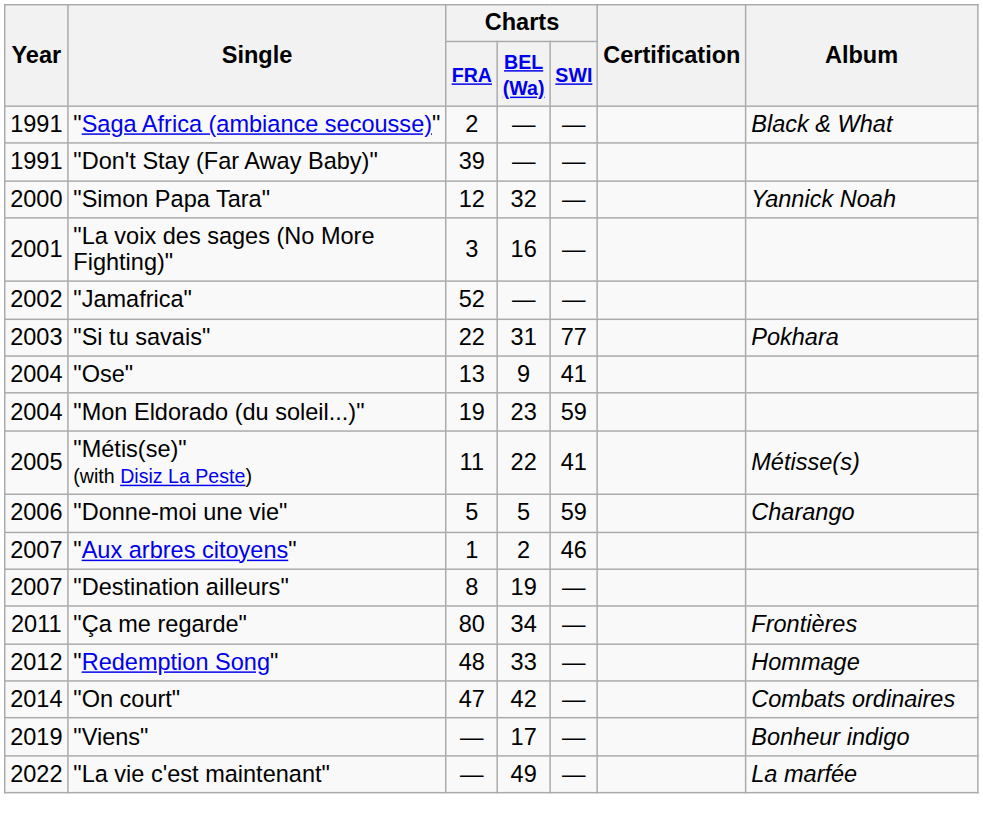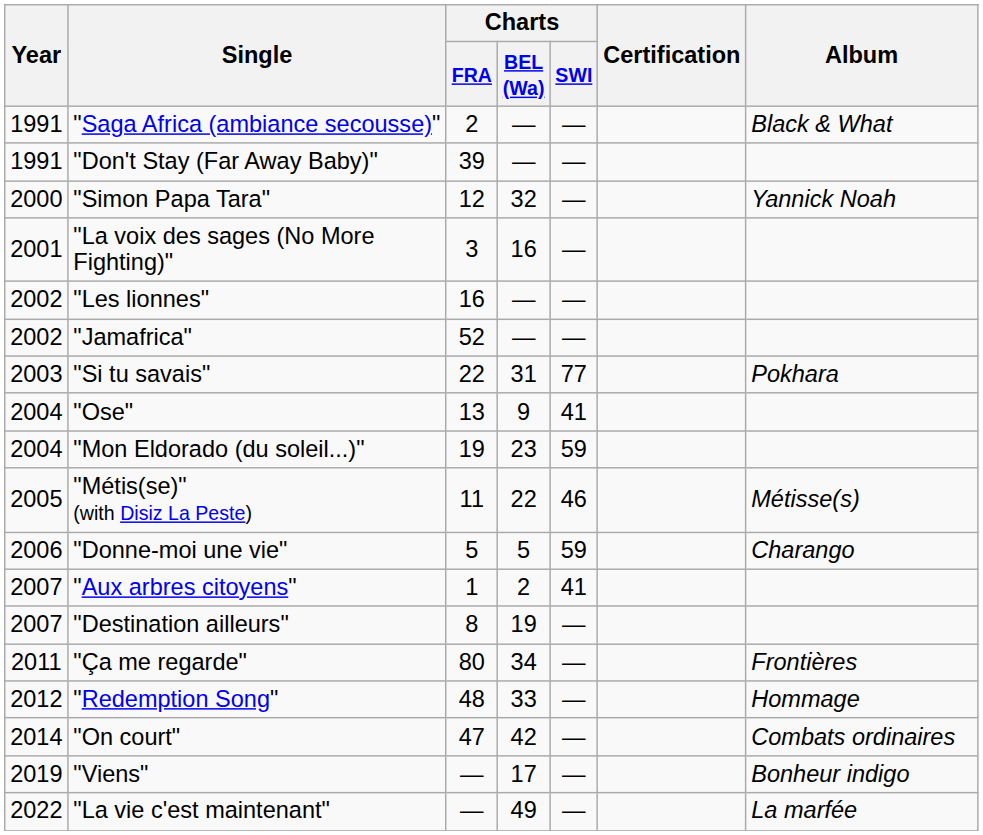+ row: (141, 299)
(574, 462) 41 -> (574, 499) 46
(574, 550) 46 -> (574, 587) 41
